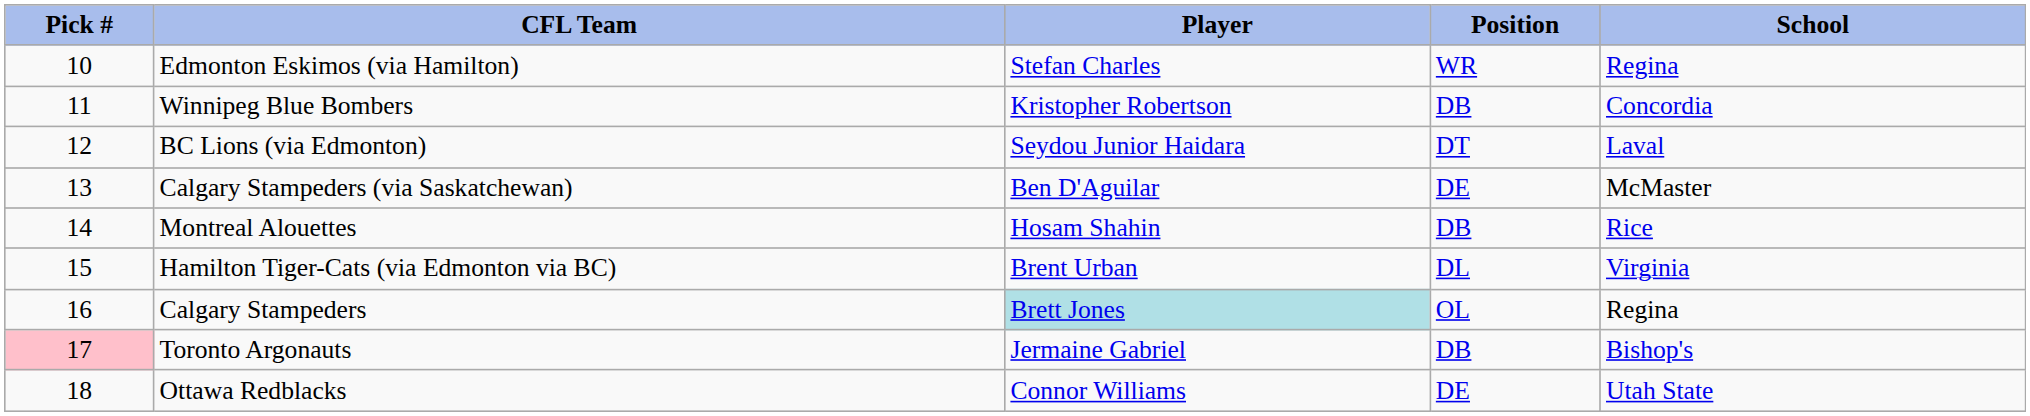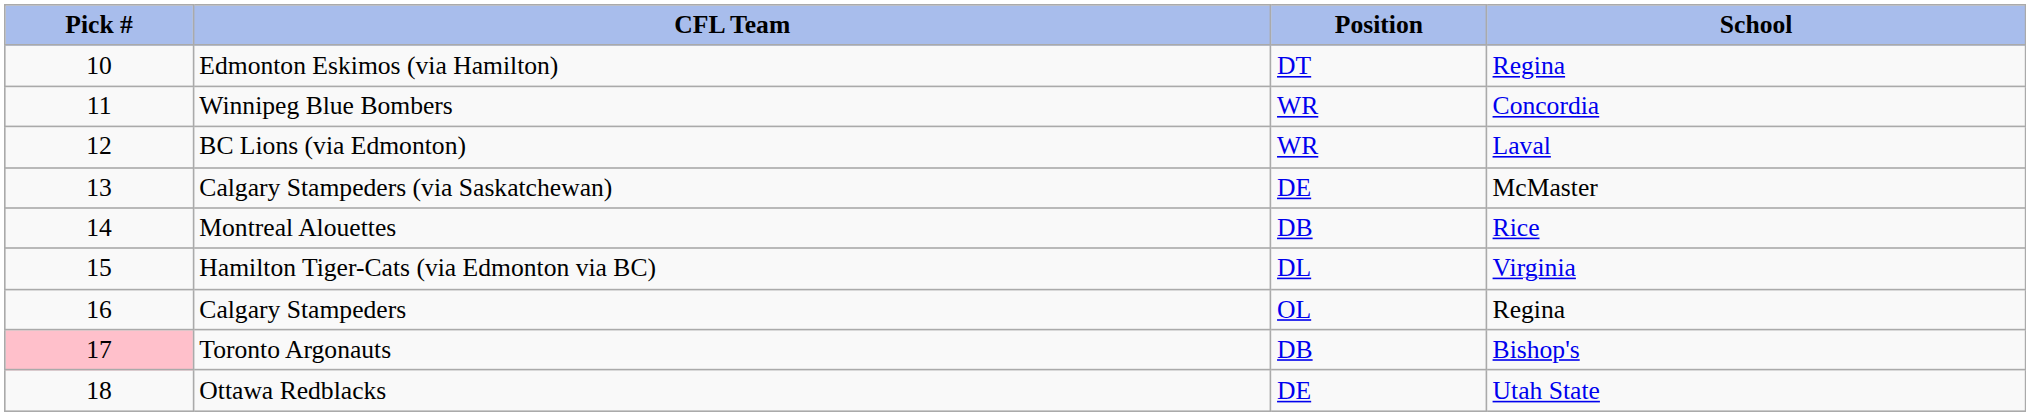- column: (1217, 24)
(1456, 65) WR -> (1294, 65) DT
(1454, 106) DB -> (1298, 106) WR
(1453, 146) DT -> (1298, 146) WR
